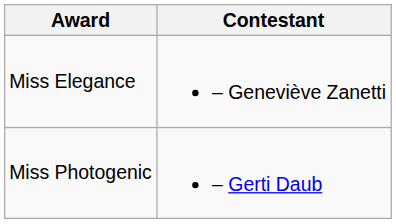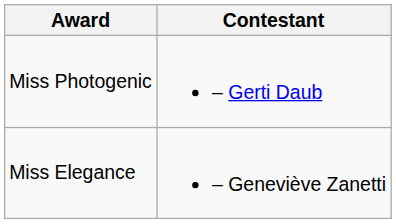rows swapped: (72, 81) <-> (80, 173)
